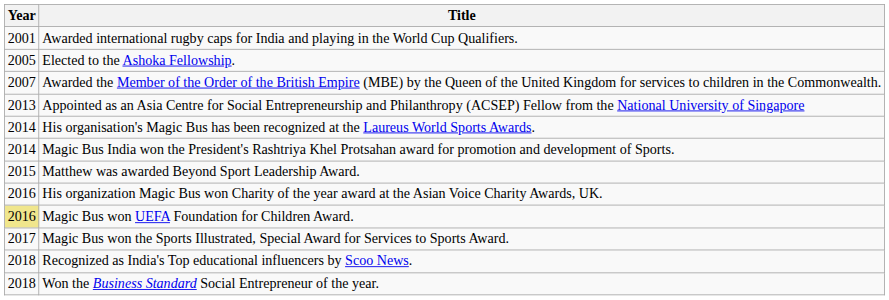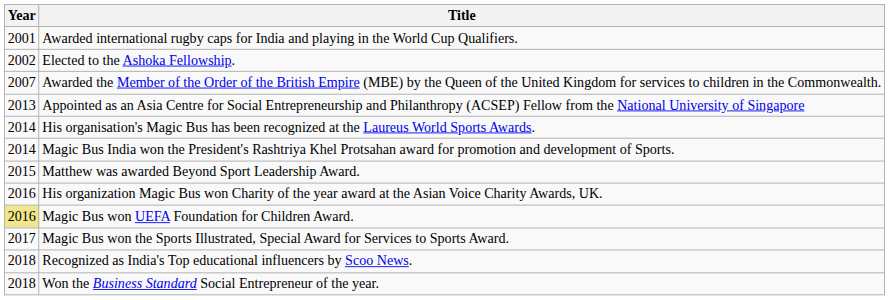(22, 60) 2005 -> (22, 60) 2002
